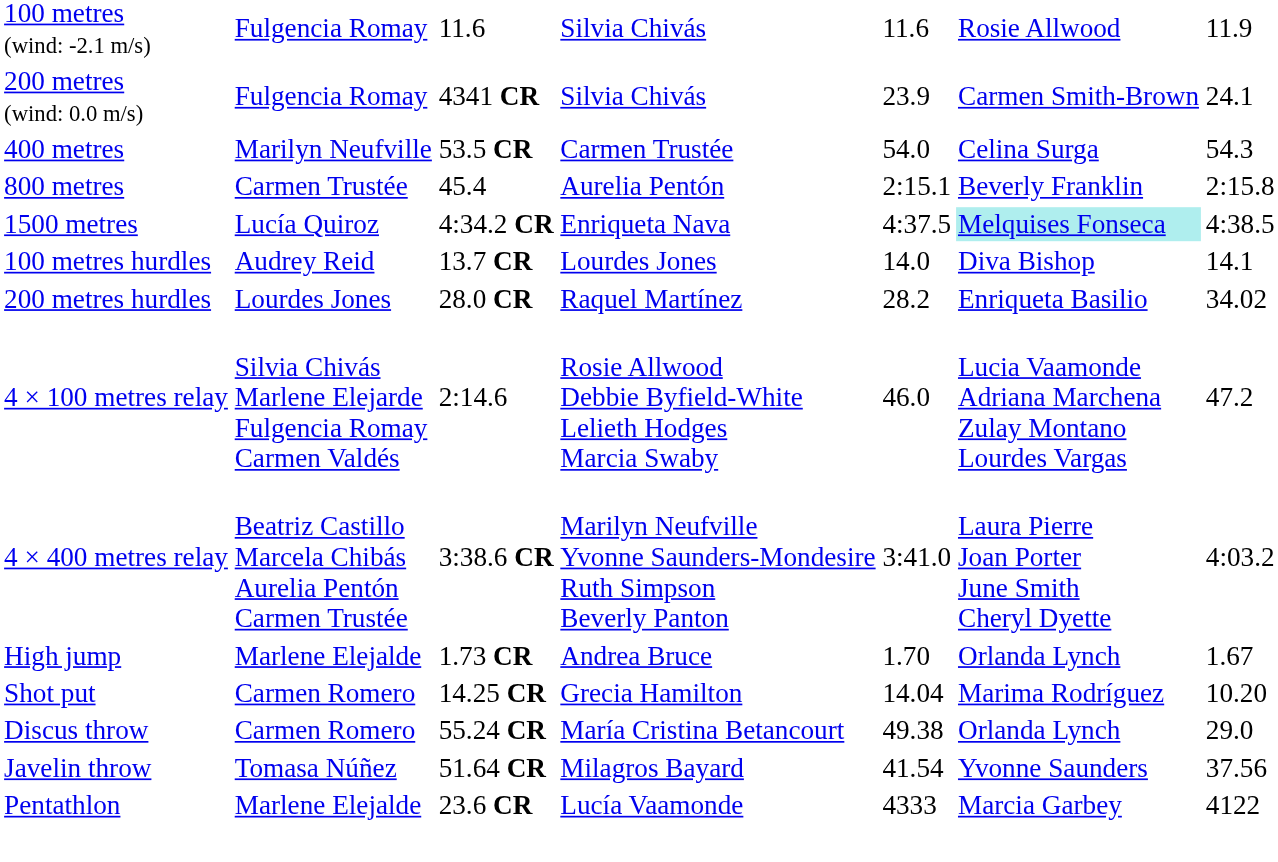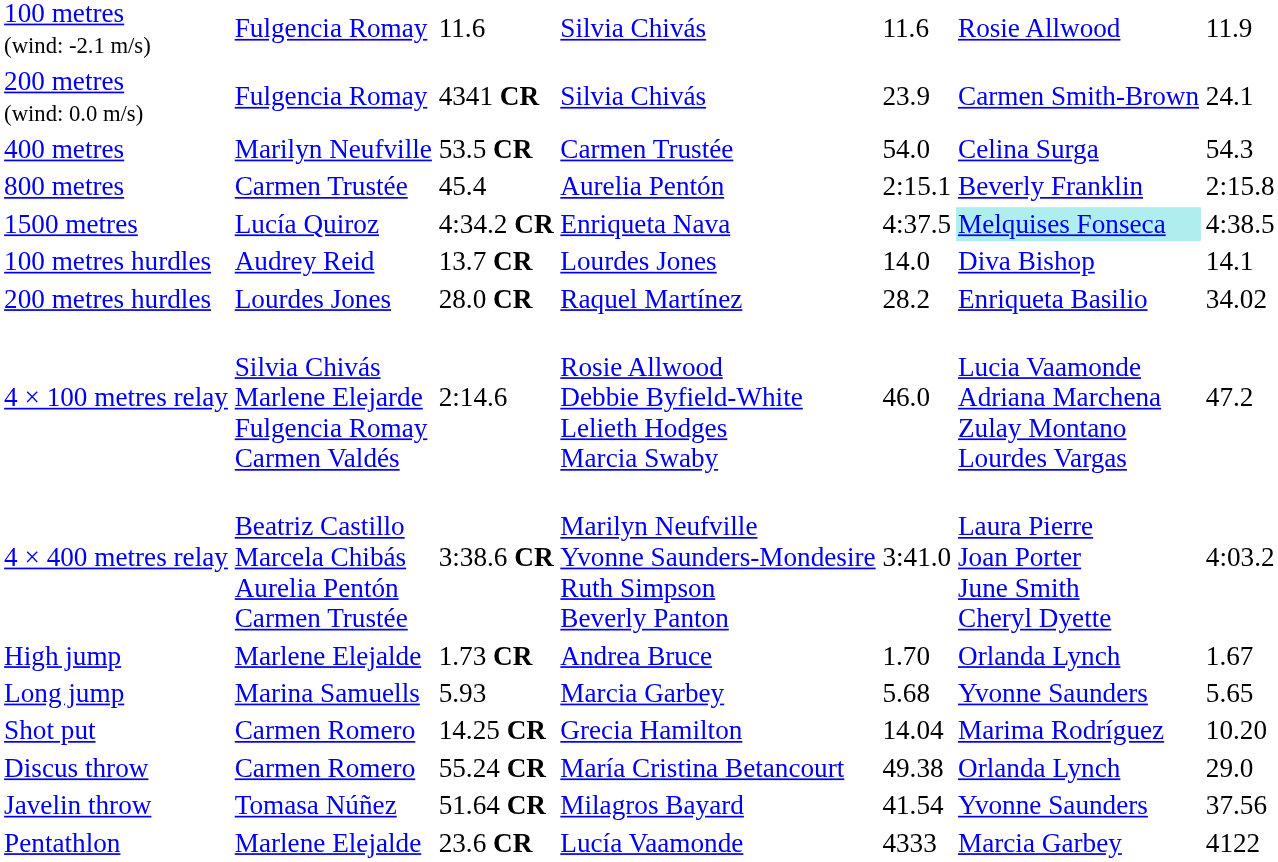+ row: (64, 693)
